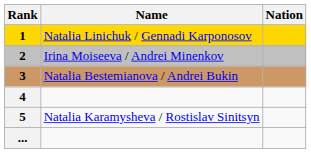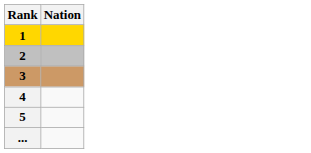- column: (152, 14)
